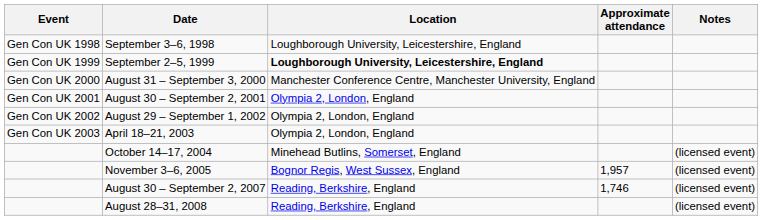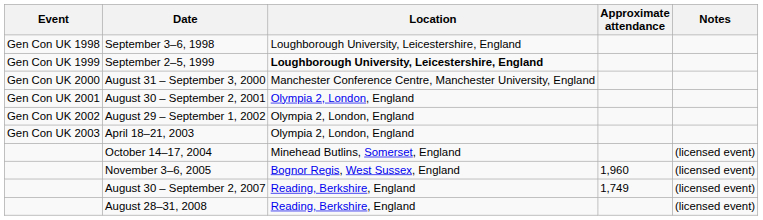(614, 170) 1,957 -> (614, 170) 1,960
(614, 188) 1,746 -> (614, 188) 1,749
